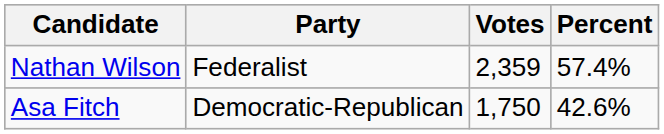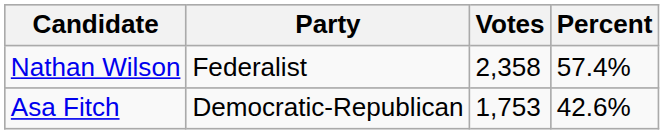(508, 66) 2,359 -> (508, 66) 2,358
(508, 107) 1,750 -> (508, 107) 1,753
